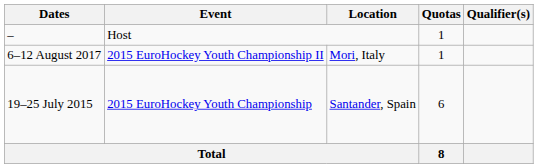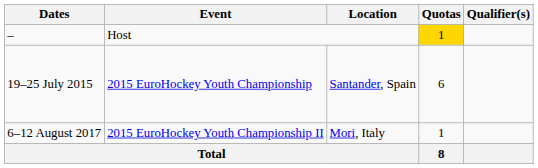(441, 34) no background -> (441, 34) gold background
rows swapped: (50, 104) <-> (54, 55)
